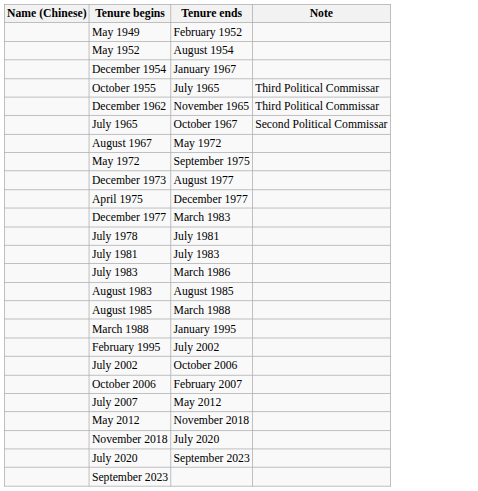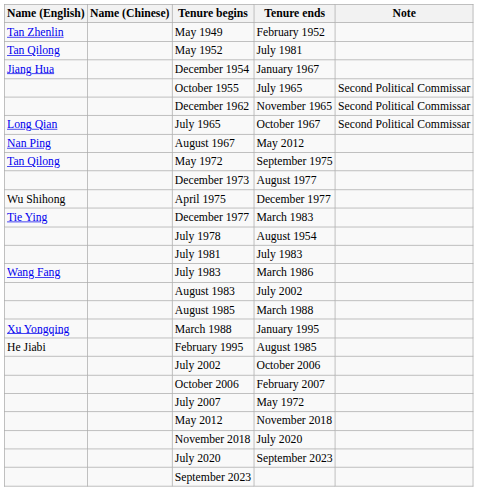+ column: (46, 13)
(204, 50) August 1954 -> (279, 50) July 1981
(317, 87) Third Political Commissar -> (404, 87) Second Political Commissar
(317, 106) Third Political Commissar -> (404, 106) Second Political Commissar
(197, 143) May 1972 -> (280, 143) May 2012
(196, 236) July 1981 -> (286, 236) August 1954
(204, 291) August 1985 -> (279, 291) July 2002
(196, 347) July 2002 -> (286, 347) August 1985
(197, 402) May 2012 -> (280, 402) May 1972
